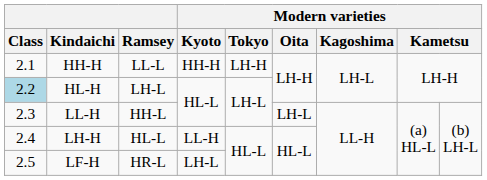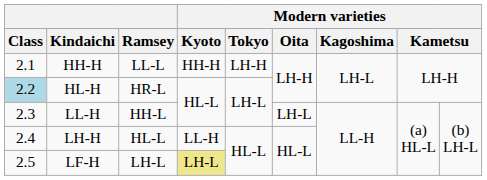(148, 89) LH-L -> (148, 89) HR-L
(148, 162) HR-L -> (148, 162) LH-L
(201, 162) no background -> (201, 162) khaki background
